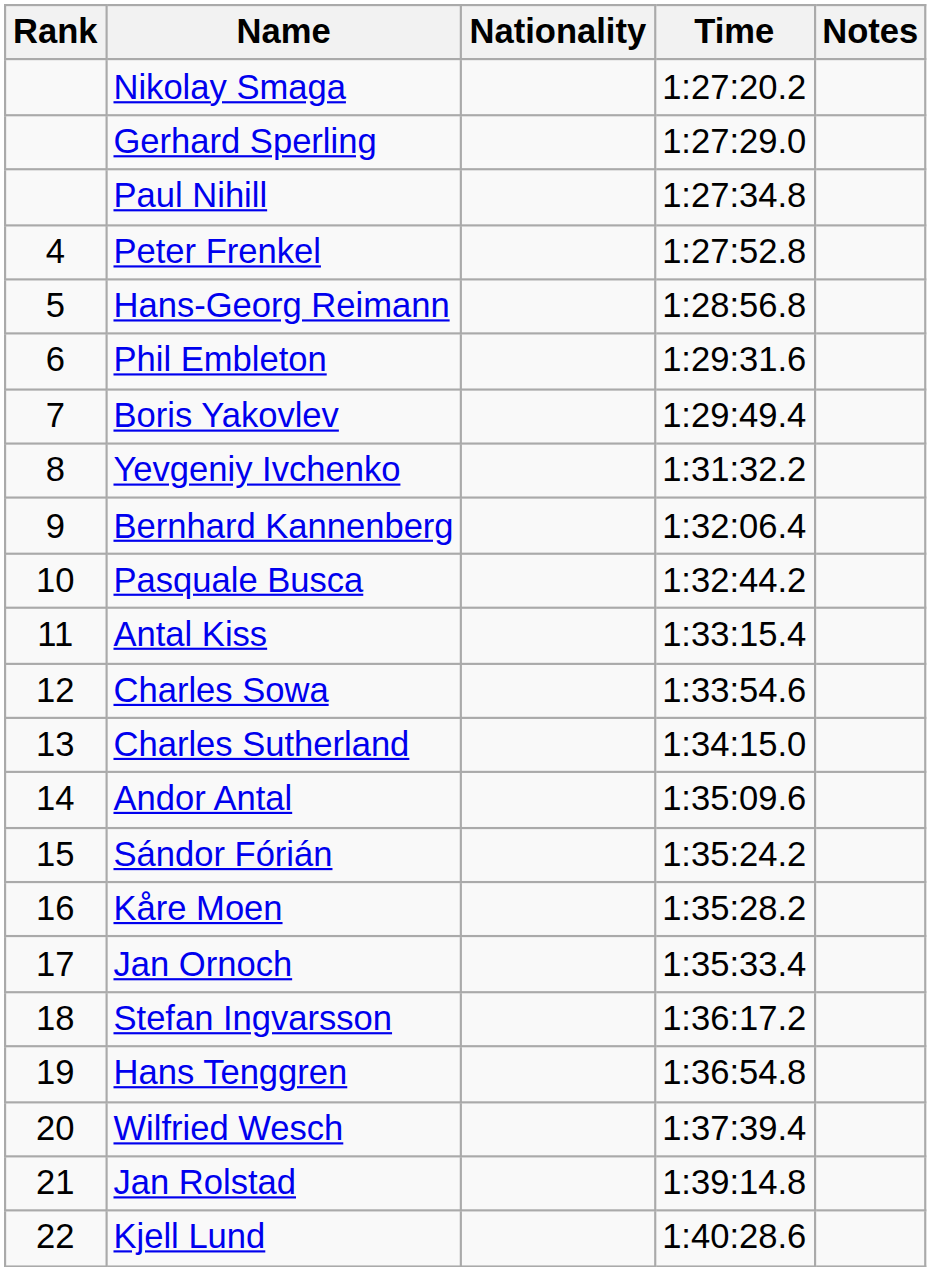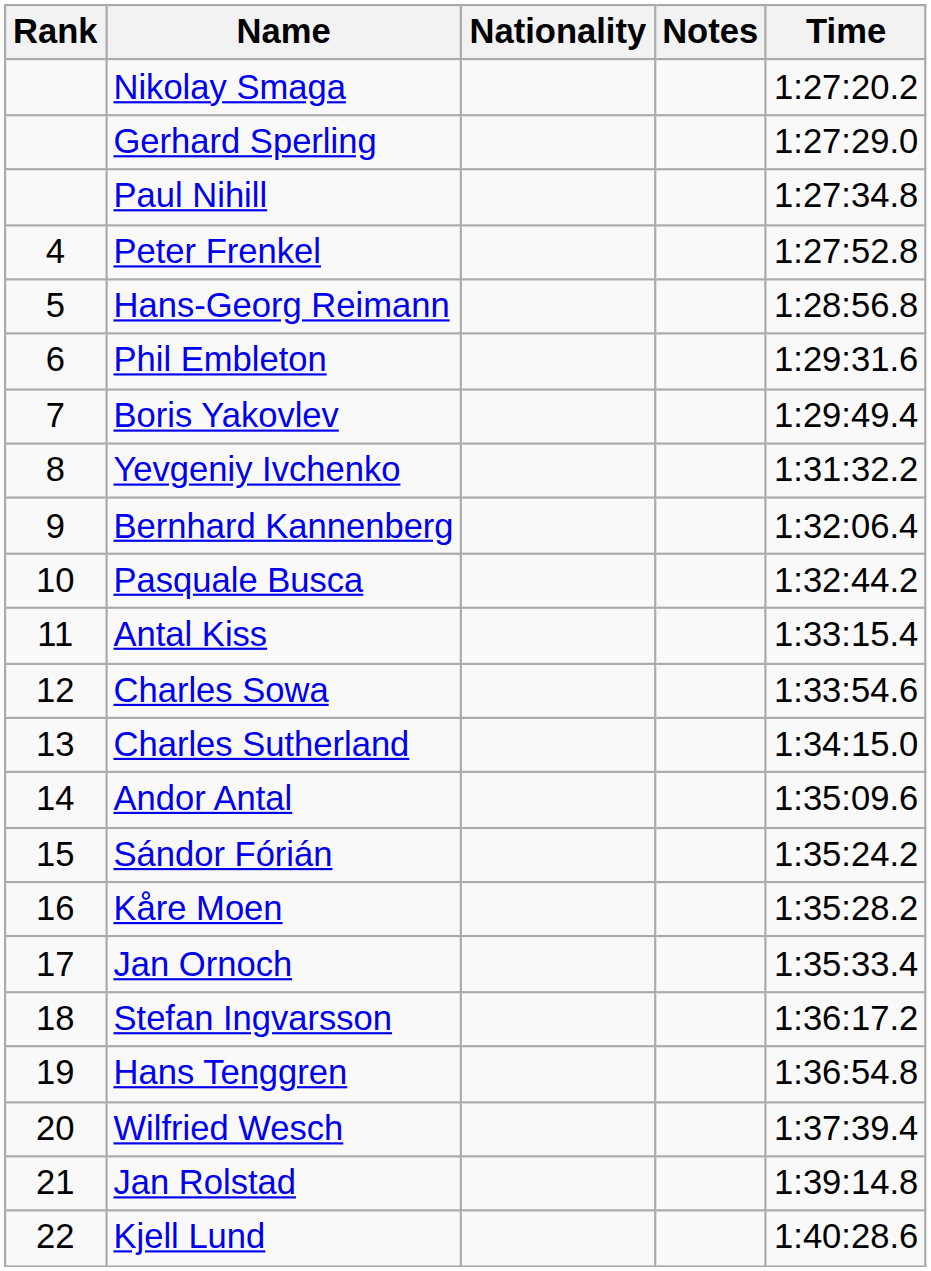columns swapped: (734, 31) <-> (870, 31)
